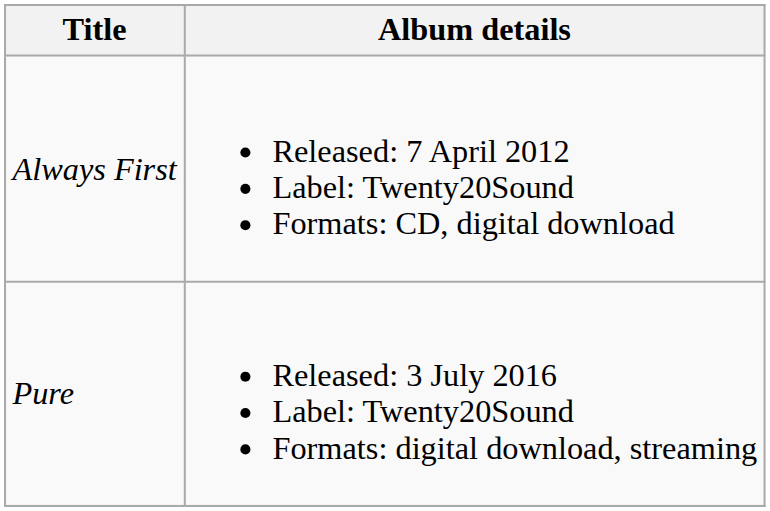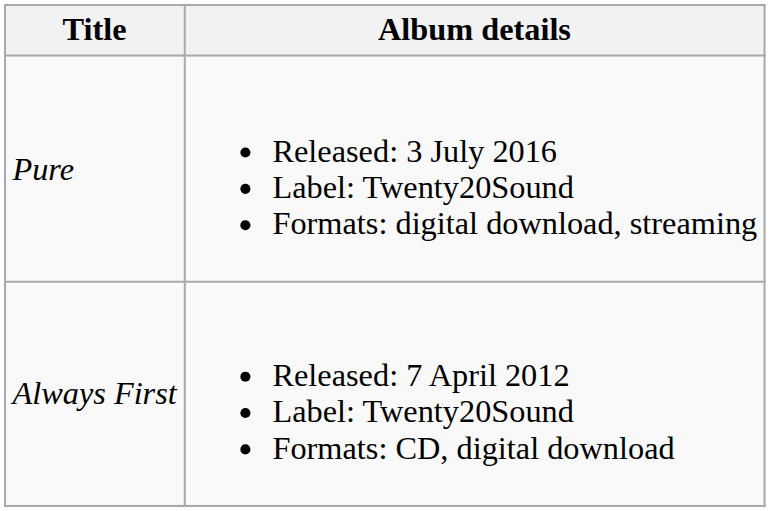rows swapped: (95, 168) <-> (43, 393)
